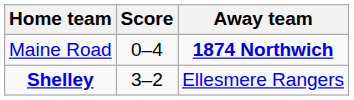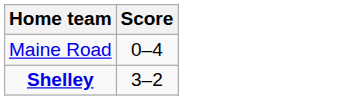- column: (263, 19)
